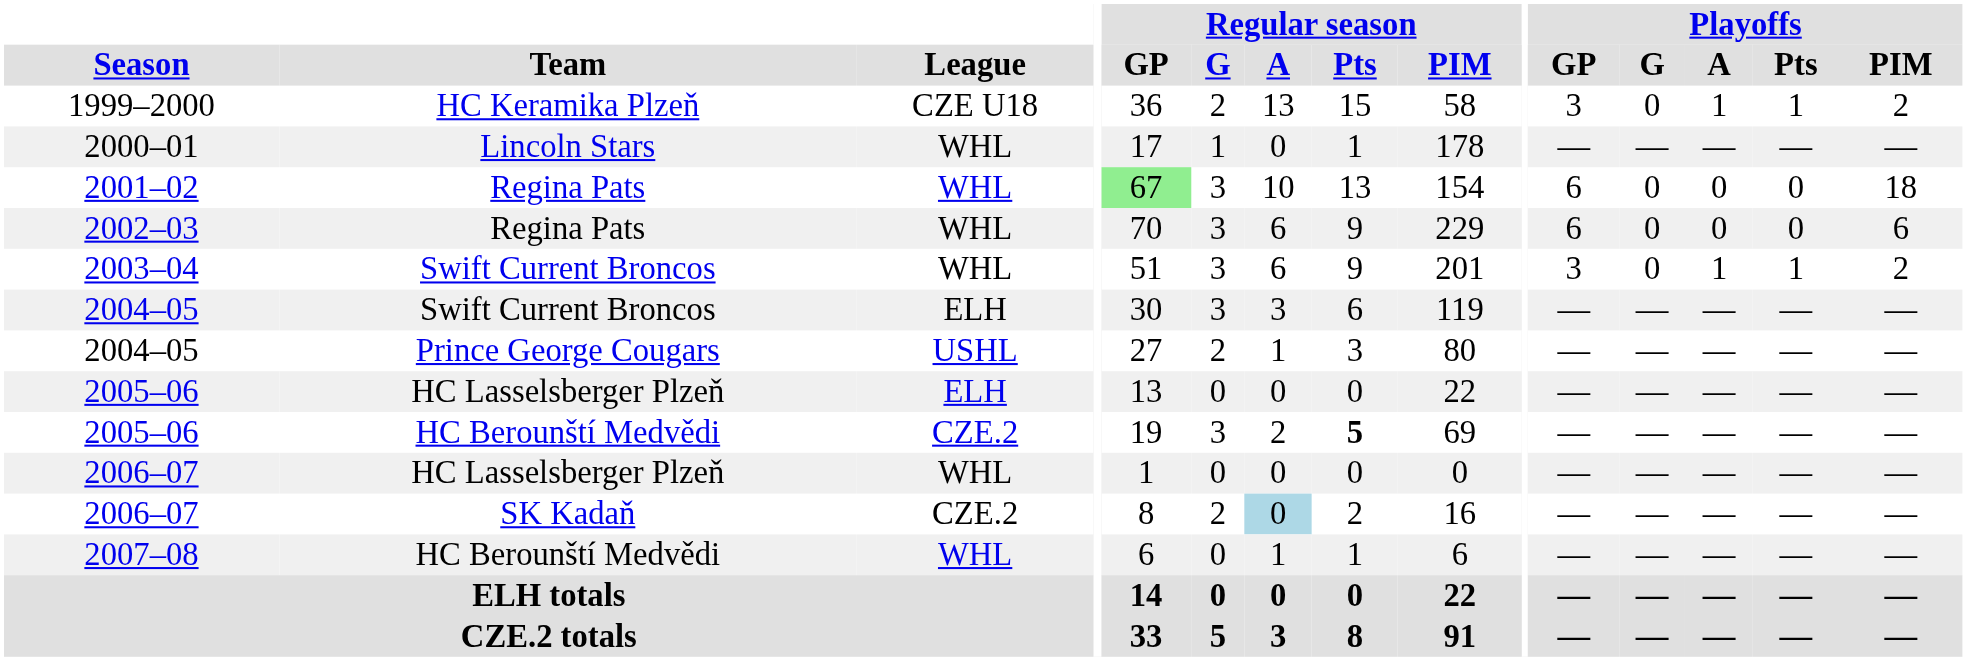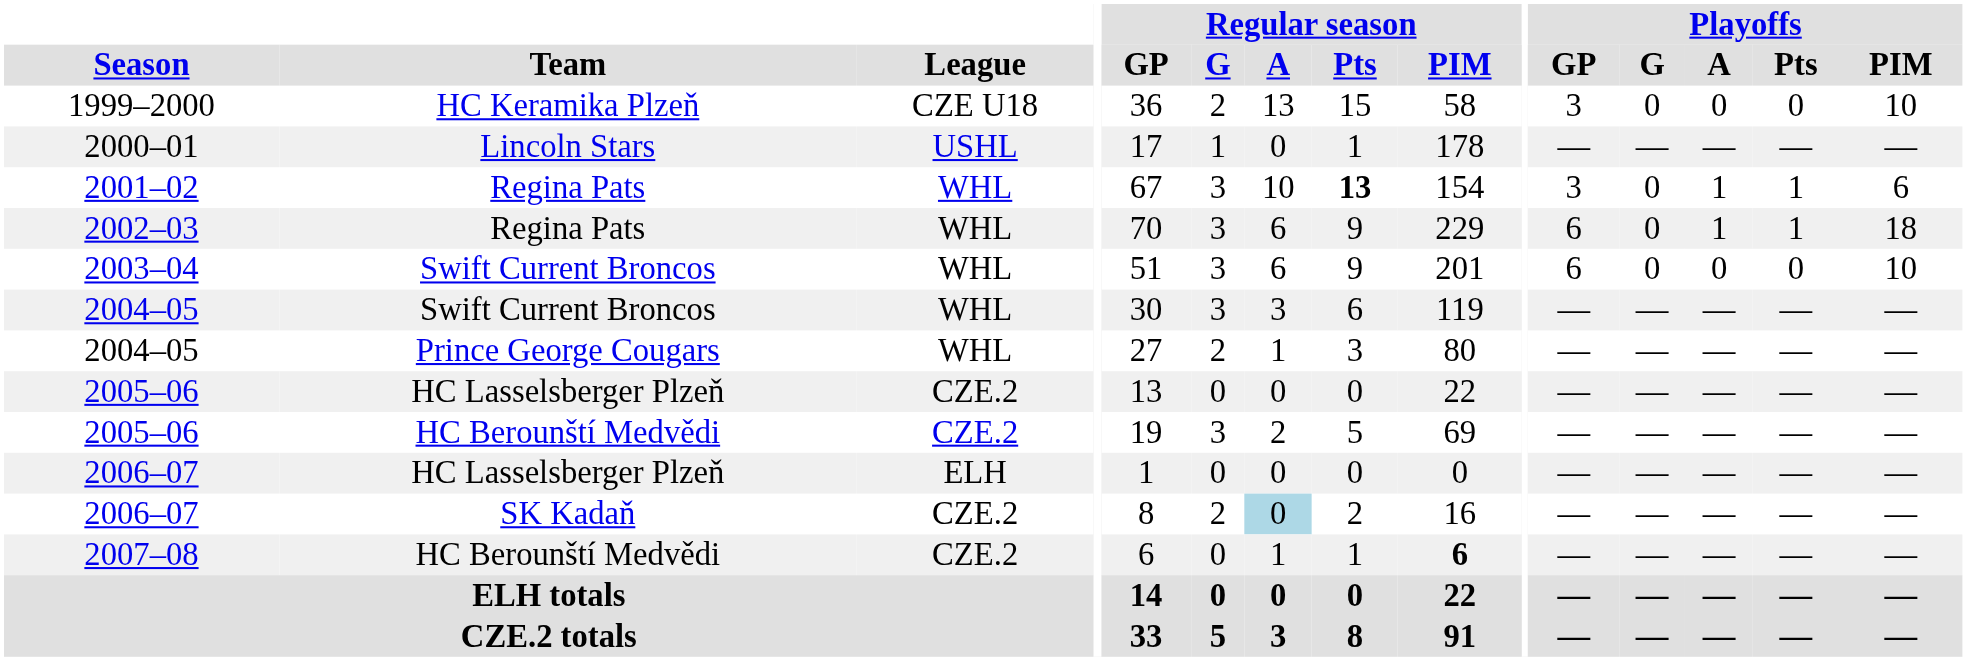(1719, 105) 1 -> (1719, 105) 0
(1796, 105) 1 -> (1796, 105) 0
(1901, 105) 2 -> (1901, 105) 10
(975, 146) WHL -> (975, 146) USHL
(1146, 187) lightgreen background -> (1146, 187) no background
(1355, 187) normal -> (1355, 187) bold
(1574, 187) 6 -> (1574, 187) 3
(1719, 187) 0 -> (1719, 187) 1
(1796, 187) 0 -> (1796, 187) 1
(1901, 187) 18 -> (1901, 187) 6
(1719, 227) 0 -> (1719, 227) 1
(1796, 227) 0 -> (1796, 227) 1
(1901, 227) 6 -> (1901, 227) 18
(1574, 268) 3 -> (1574, 268) 6
(1719, 268) 1 -> (1719, 268) 0
(1796, 268) 1 -> (1796, 268) 0
(1901, 268) 2 -> (1901, 268) 10
(975, 309) ELH -> (975, 309) WHL
(975, 350) USHL -> (975, 350) WHL
(975, 391) ELH -> (975, 391) CZE.2
(1355, 431) bold -> (1355, 431) normal
(975, 472) WHL -> (975, 472) ELH
(975, 554) WHL -> (975, 554) CZE.2
(1460, 554) normal -> (1460, 554) bold
